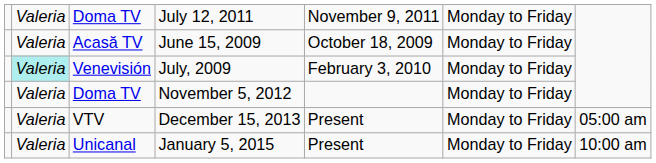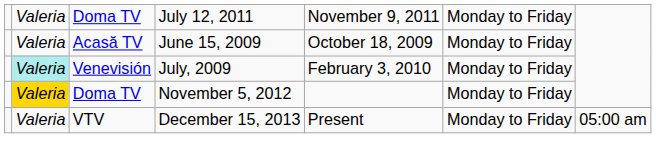(41, 94) no background -> (41, 94) gold background
- row: (104, 145)
